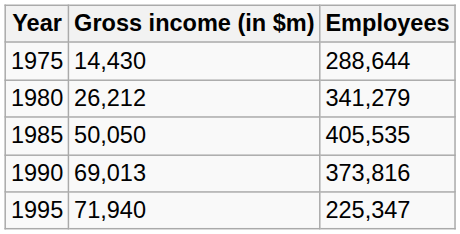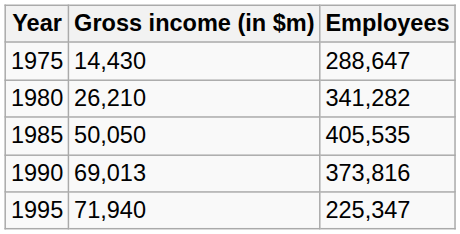(368, 60) 288,644 -> (368, 60) 288,647
(110, 98) 26,212 -> (110, 98) 26,210
(368, 98) 341,279 -> (368, 98) 341,282
